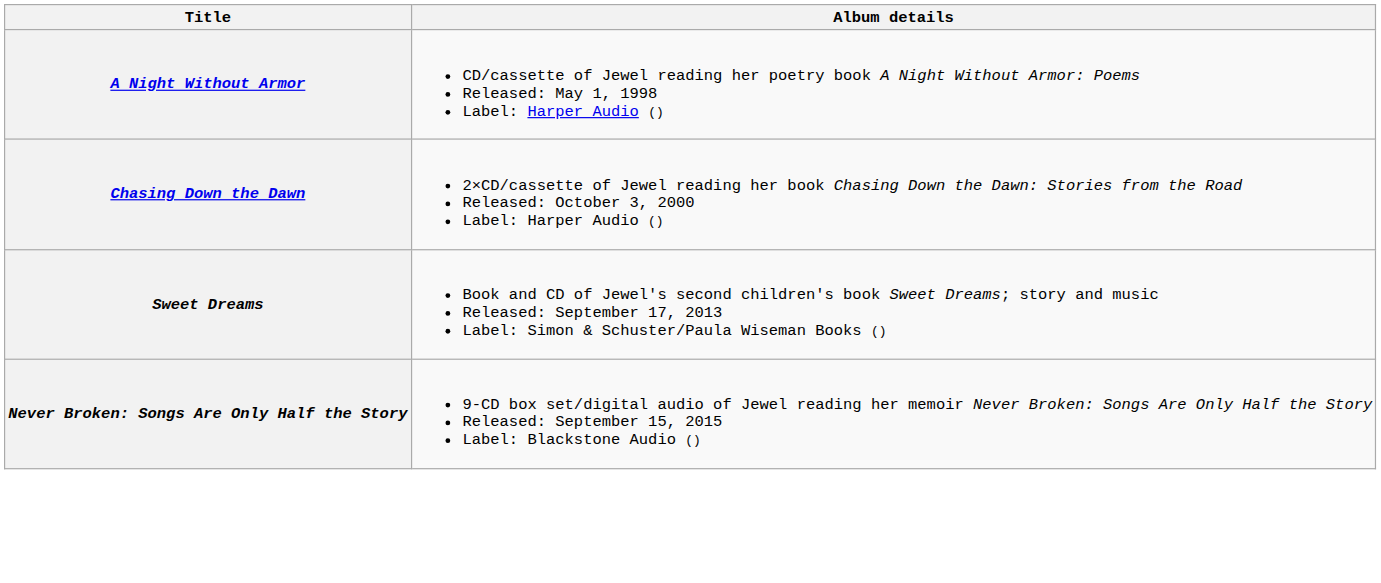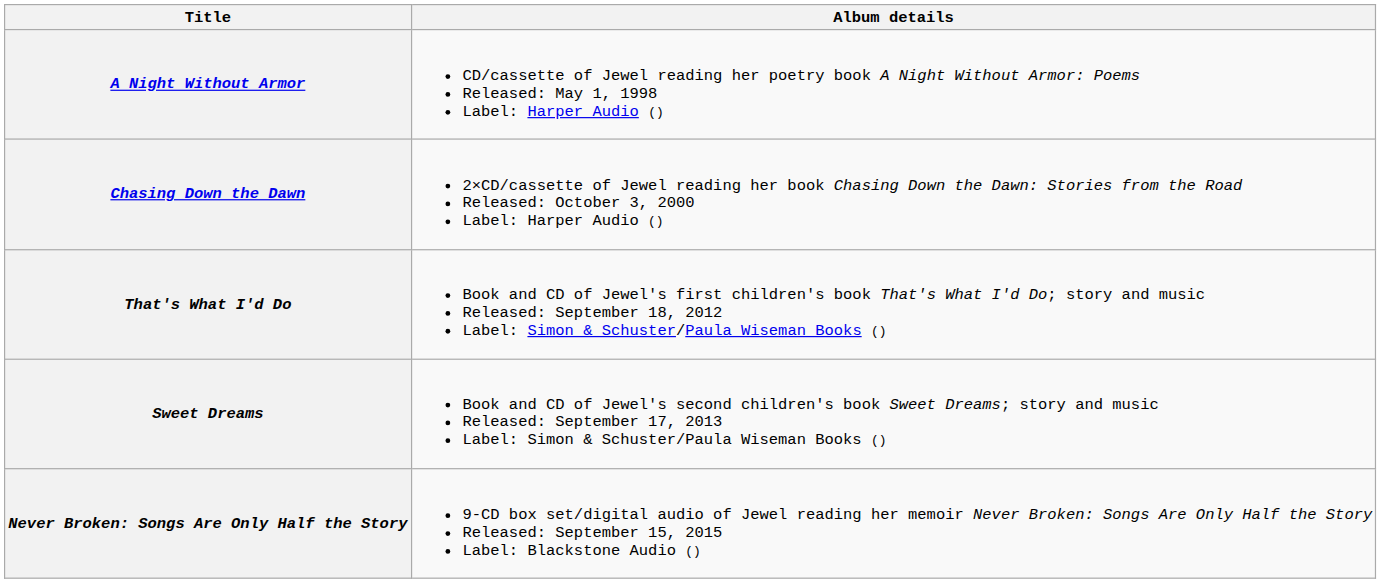+ row: (208, 304)
